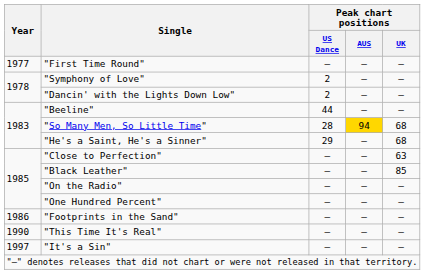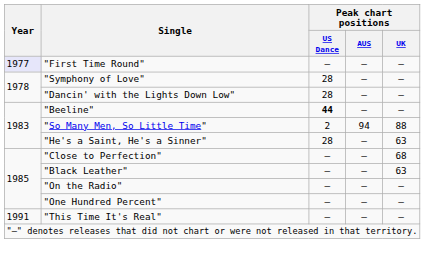(18, 64) no background -> (18, 64) lavender background
(327, 79) 2 -> (327, 79) 28
(327, 95) 2 -> (327, 95) 28
(327, 110) normal -> (327, 110) bold
(327, 125) 28 -> (327, 125) 2
(364, 125) gold background -> (364, 125) no background
(401, 125) 68 -> (401, 125) 88
(327, 140) 29 -> (327, 140) 28
(401, 140) 68 -> (401, 140) 63
(401, 156) 63 -> (401, 156) 68
(401, 171) 85 -> (401, 171) 63
- row: (111, 217)
(18, 232) 1990 -> (18, 217) 1991
- row: (77, 247)
